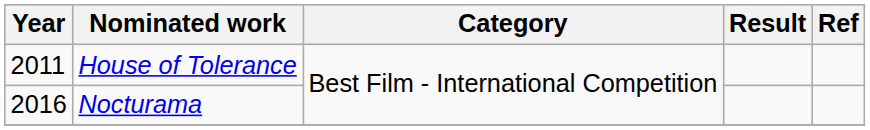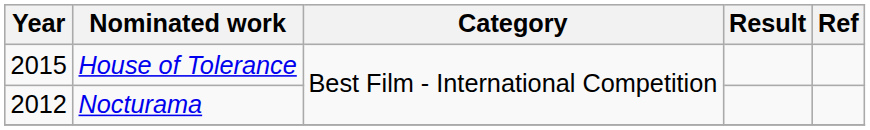(38, 64) 2011 -> (39, 64) 2015
(39, 104) 2016 -> (39, 104) 2012
